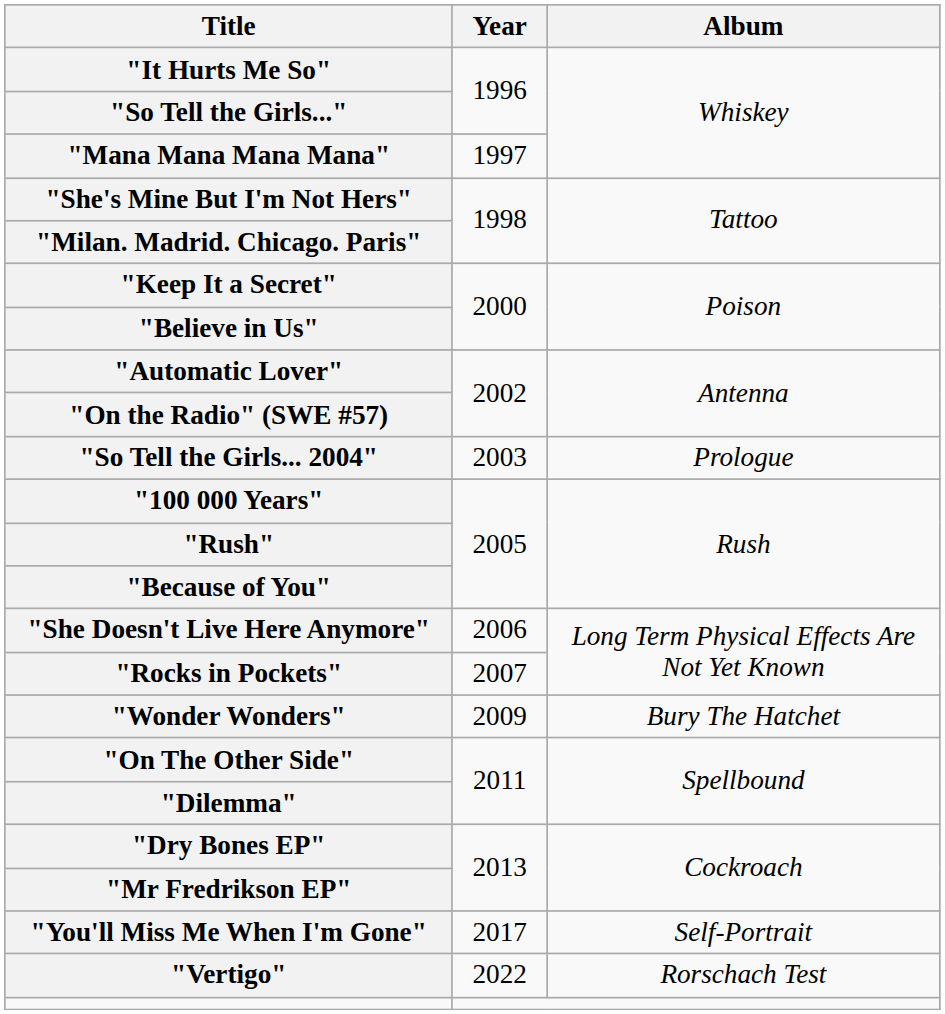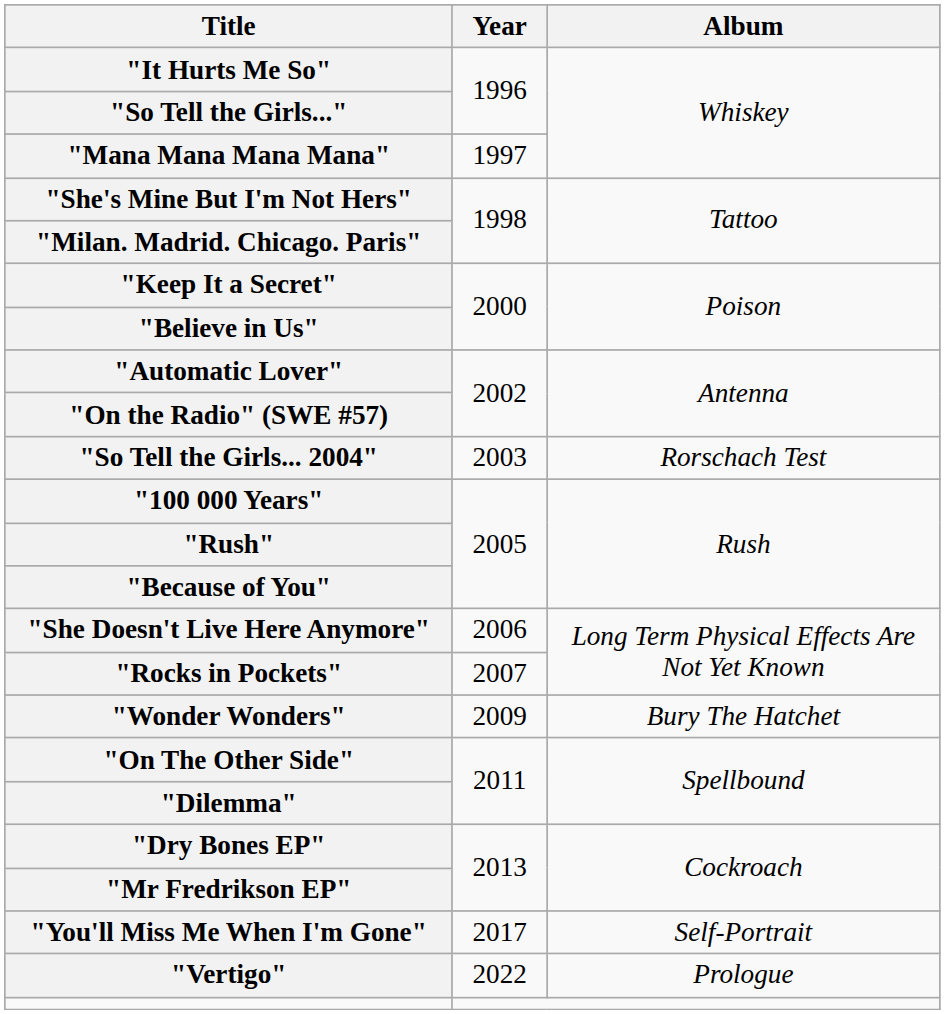(743, 457) Prologue -> (743, 457) Rorschach Test
(743, 975) Rorschach Test -> (743, 975) Prologue
